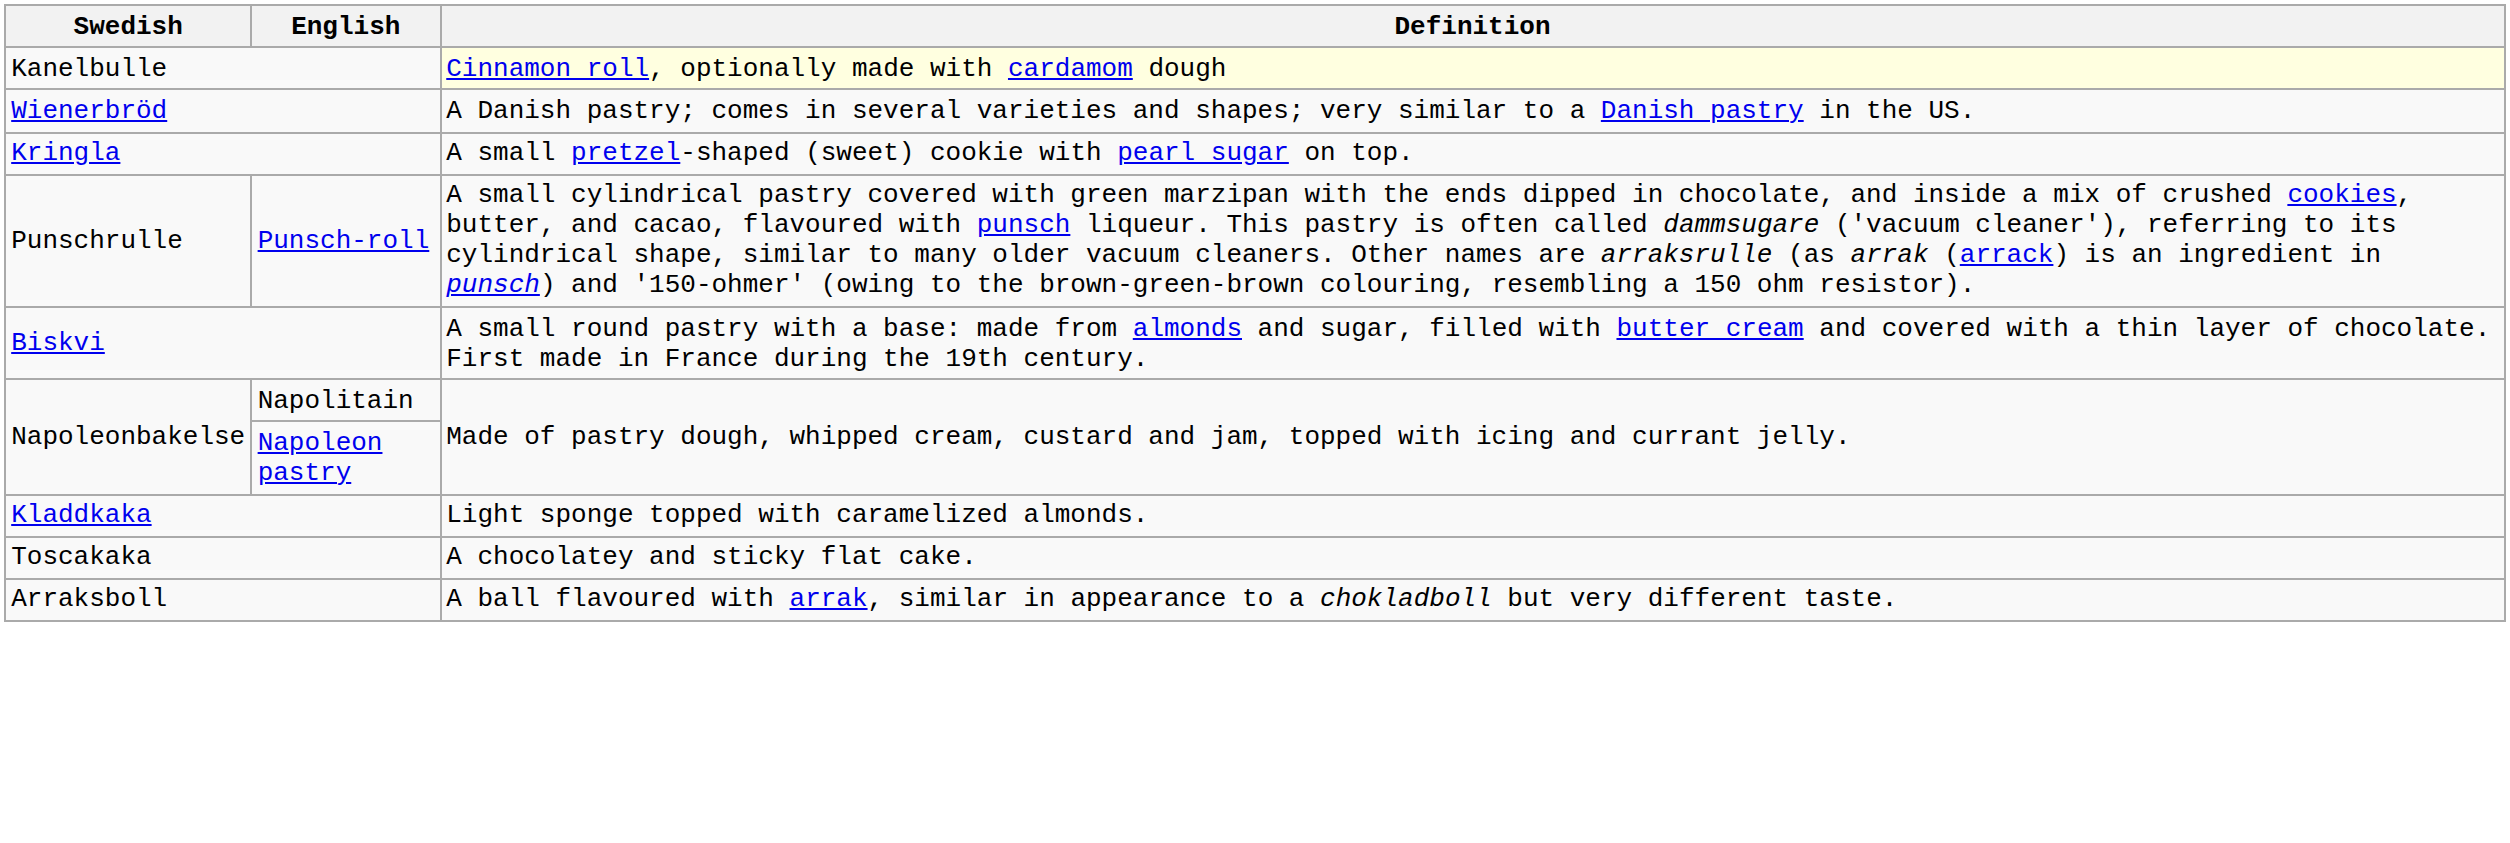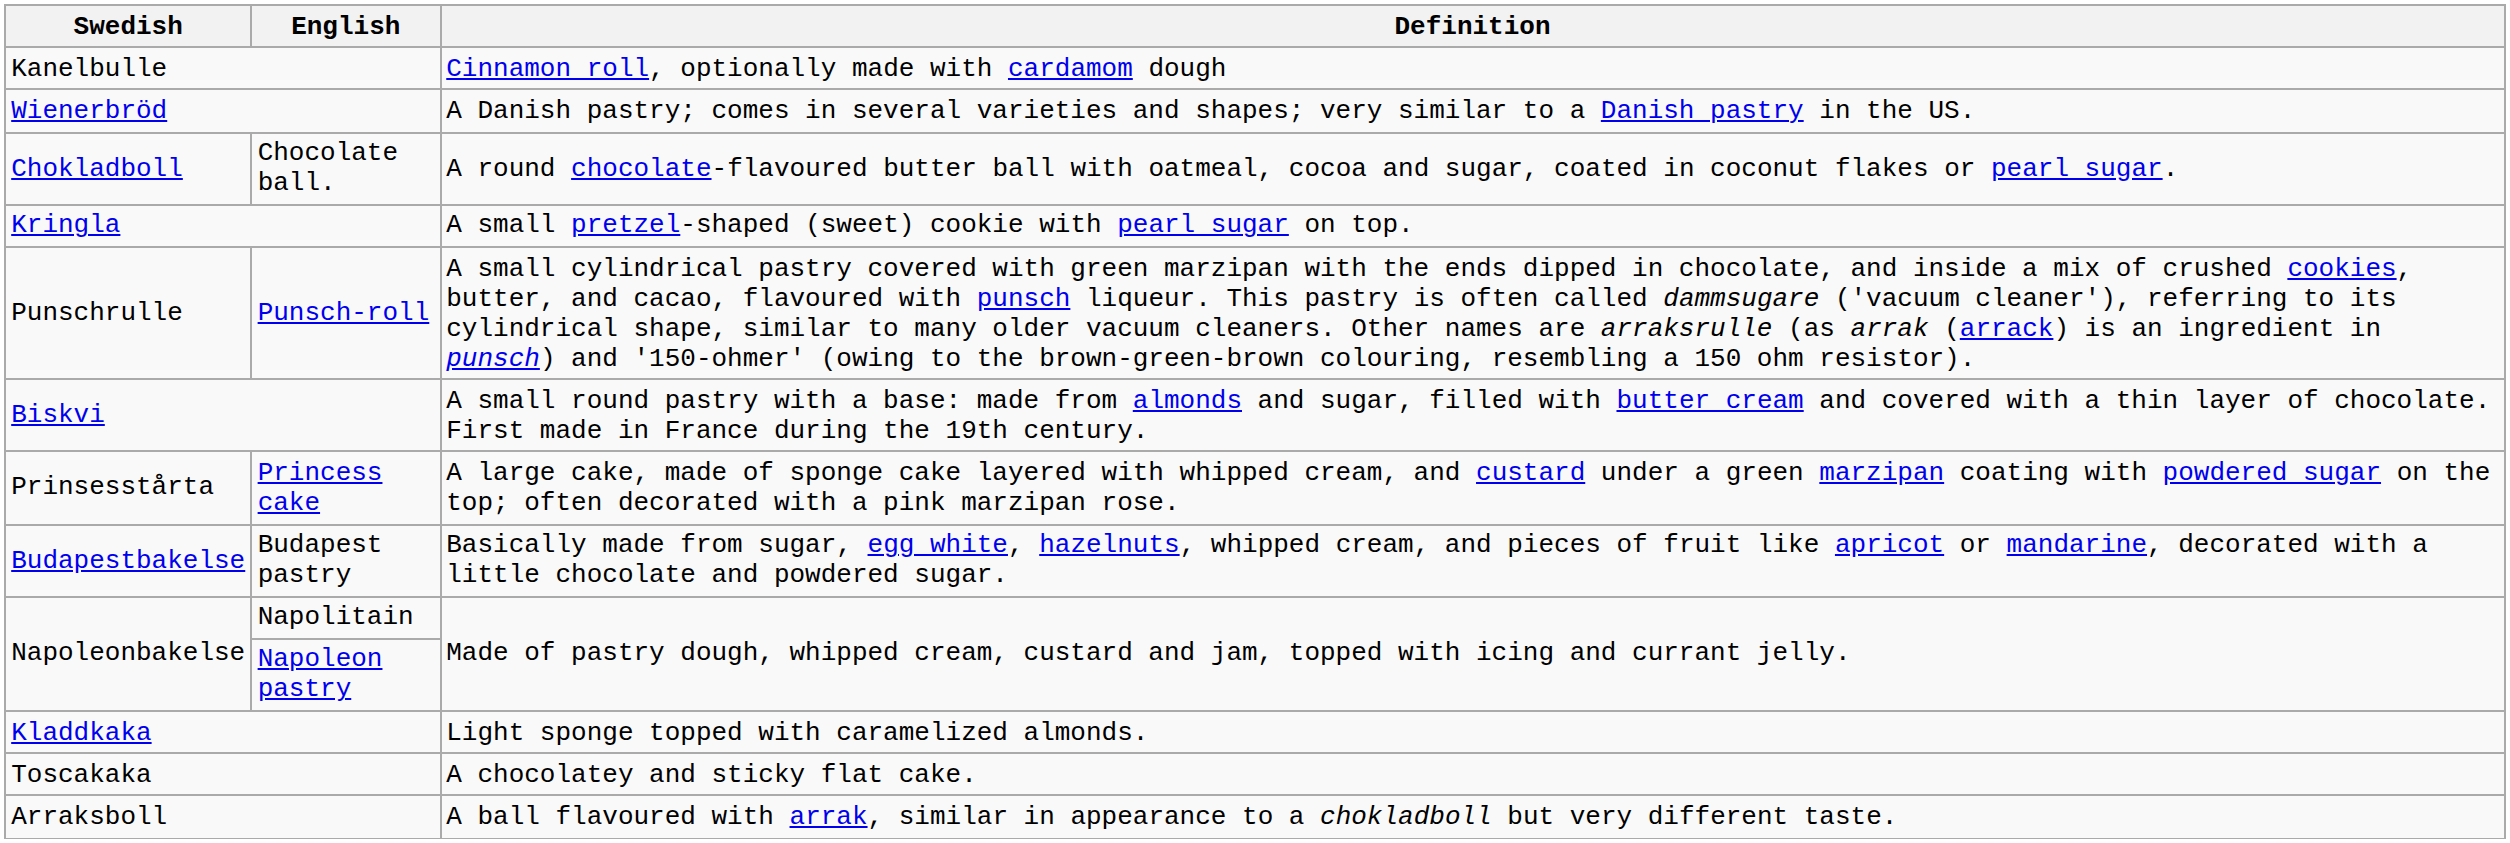(836, 69) lightyellow background -> (836, 69) no background
+ row: (328, 168)
+ row: (320, 488)
+ row: (320, 560)
